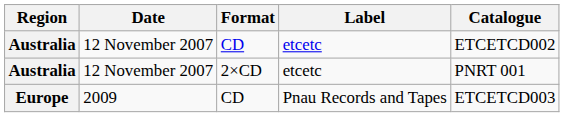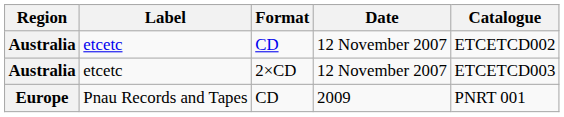columns swapped: (148, 17) <-> (365, 17)
(490, 71) PNRT 001 -> (505, 71) ETCETCD003
(505, 97) ETCETCD003 -> (490, 97) PNRT 001
